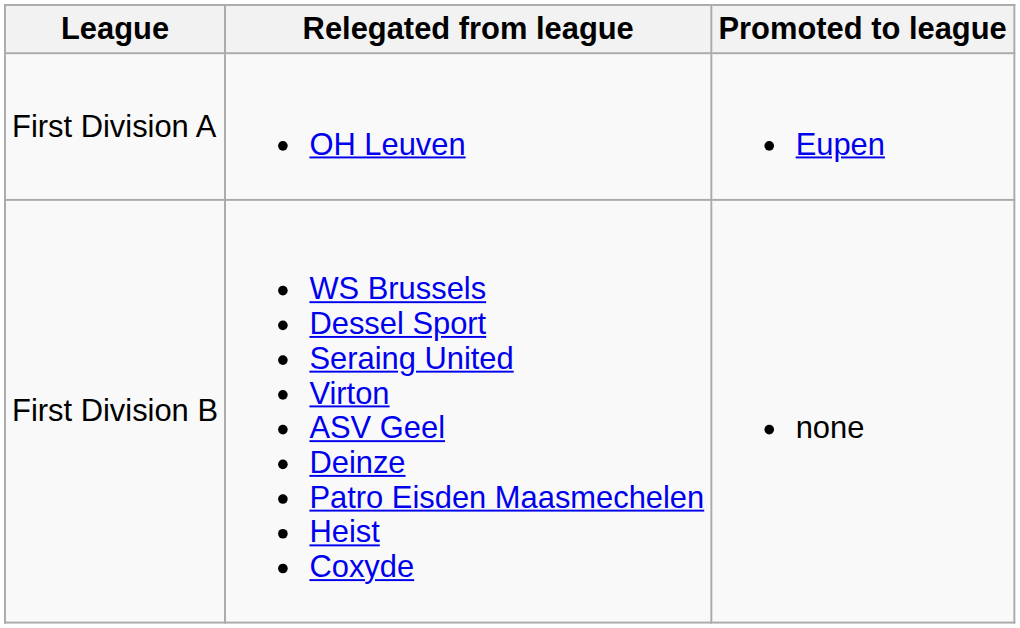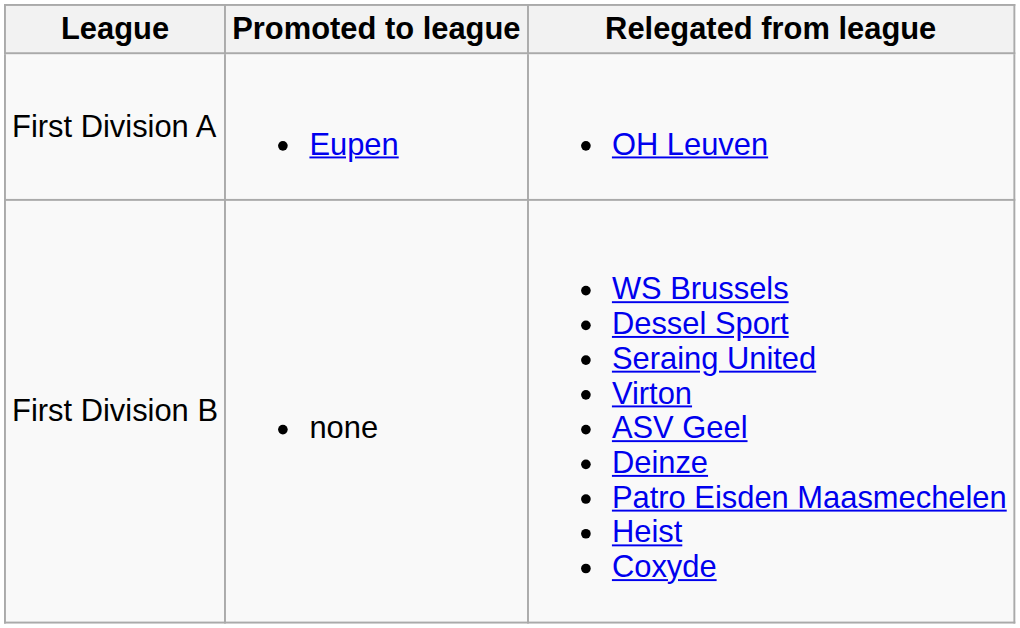columns swapped: (863, 28) <-> (468, 28)
